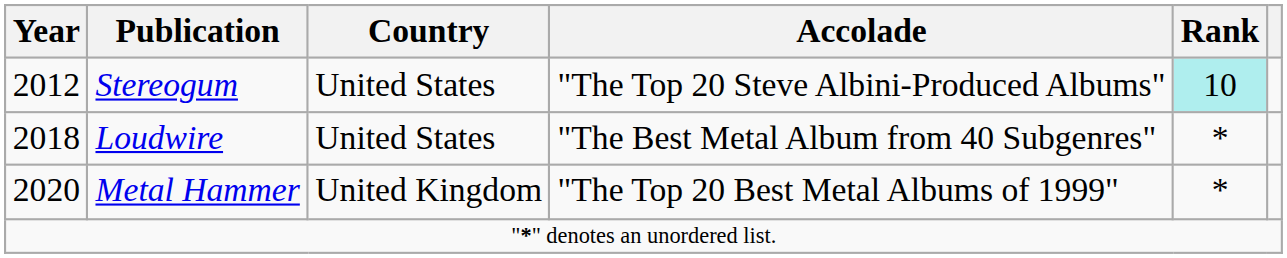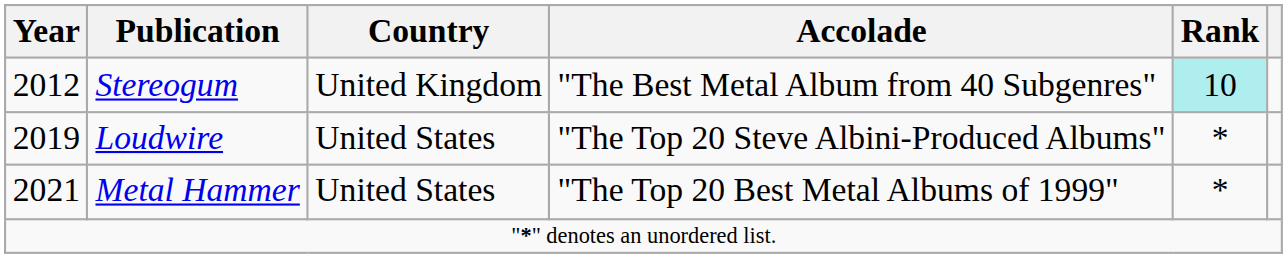(405, 84) United States -> (429, 84) United Kingdom
(861, 84) "The Top 20 Steve Albini-Produced Albums" -> (857, 84) "The Best Metal Album from 40 Subgenres"
(46, 137) 2018 -> (46, 137) 2019
(857, 137) "The Best Metal Album from 40 Subgenres" -> (861, 137) "The Top 20 Steve Albini-Produced Albums"
(46, 191) 2020 -> (46, 191) 2021
(429, 191) United Kingdom -> (405, 191) United States
